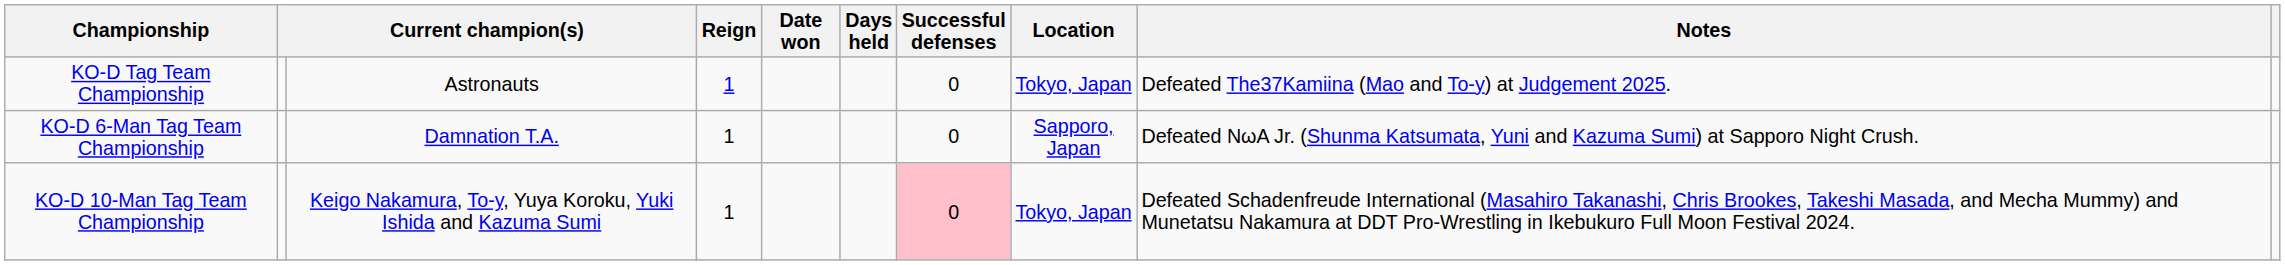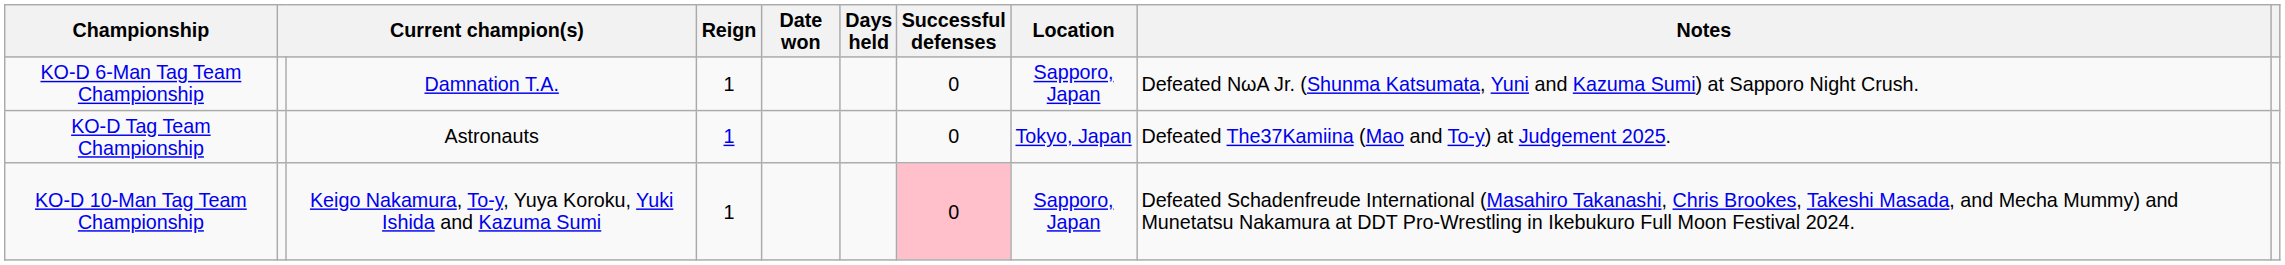rows swapped: (141, 84) <-> (141, 136)
(1074, 211) Tokyo, Japan -> (1074, 211) Sapporo, Japan
